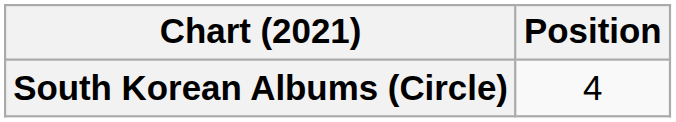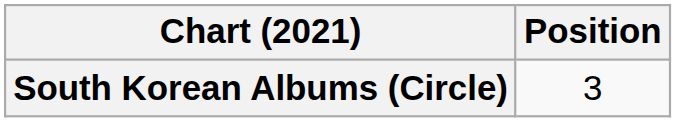(593, 87) 4 -> (593, 87) 3
